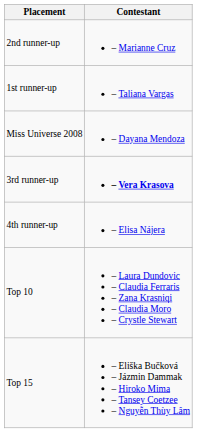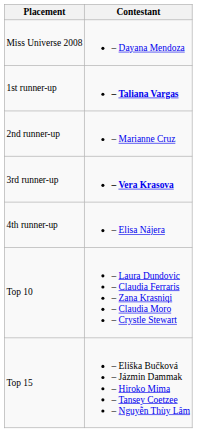rows swapped: (44, 134) <-> (33, 42)
(138, 94) normal -> (138, 94) bold
